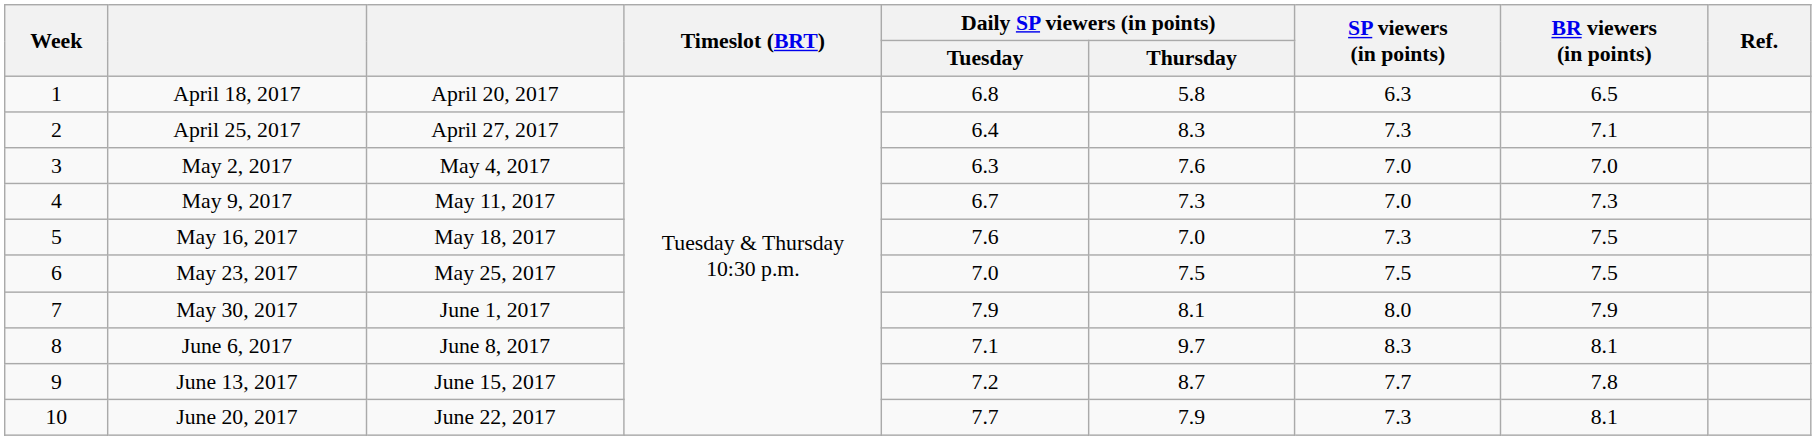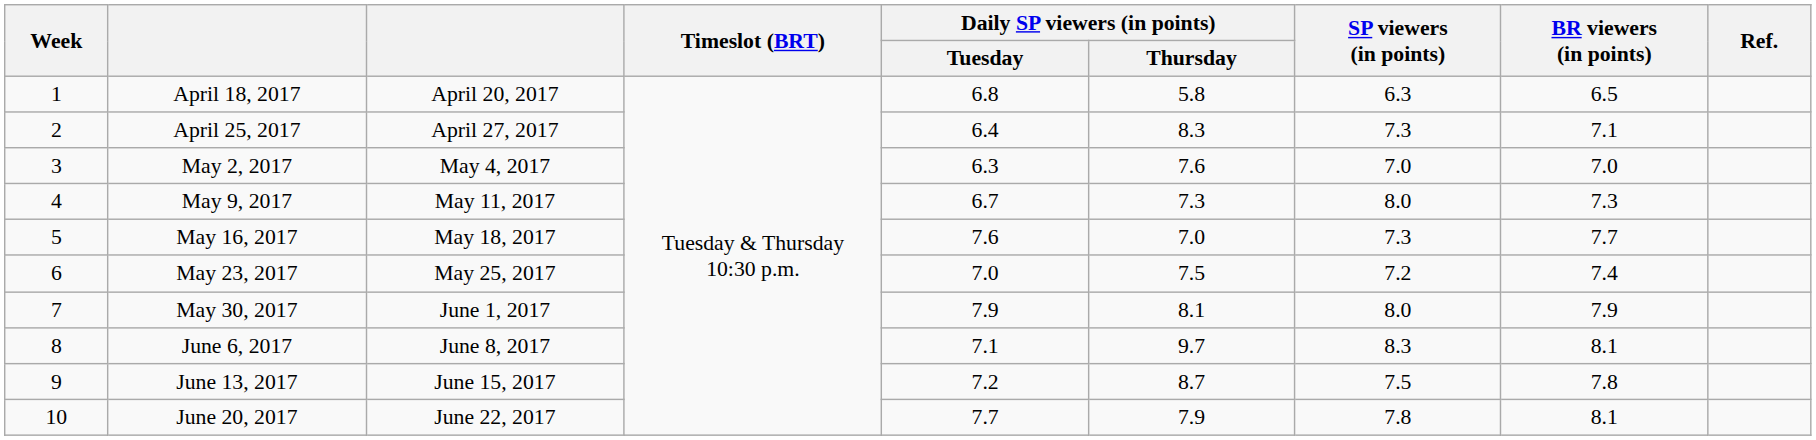(1398, 201) 7.0 -> (1398, 201) 8.0
(1604, 237) 7.5 -> (1604, 237) 7.7
(1398, 273) 7.5 -> (1398, 273) 7.2
(1604, 273) 7.5 -> (1604, 273) 7.4
(1398, 381) 7.7 -> (1398, 381) 7.5
(1398, 416) 7.3 -> (1398, 416) 7.8
